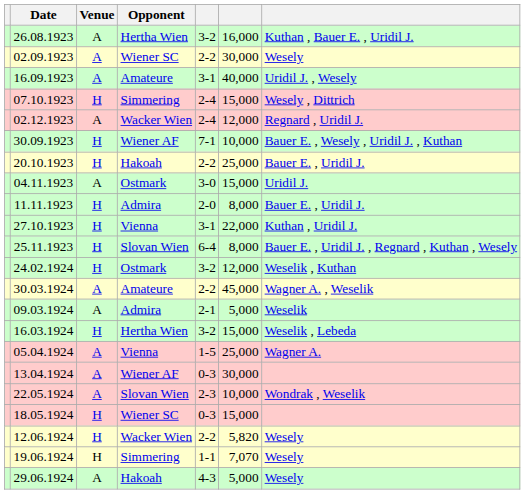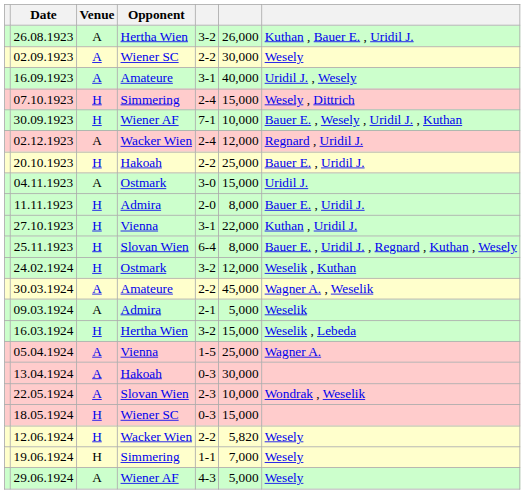(240, 36) 16,000 -> (240, 36) 26,000
rows swapped: (43, 141) <-> (43, 120)
(150, 373) Wiener AF -> (141, 373) Hakoah
(244, 457) 7,070 -> (244, 457) 7,000
(141, 478) Hakoah -> (150, 478) Wiener AF
